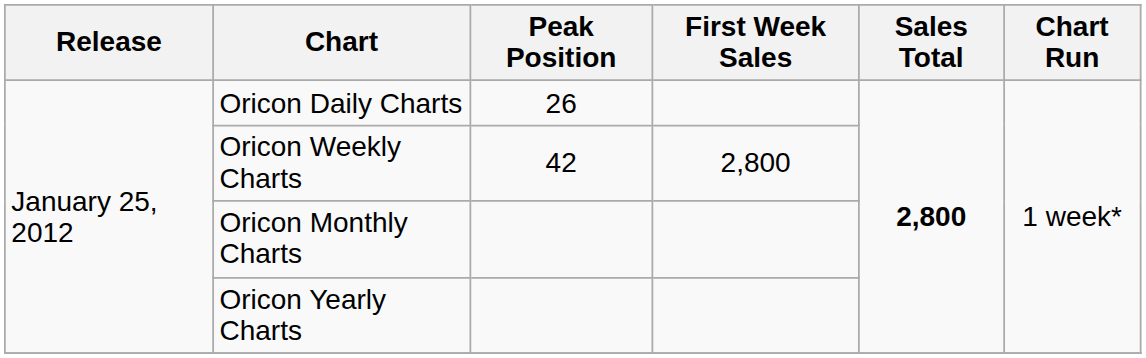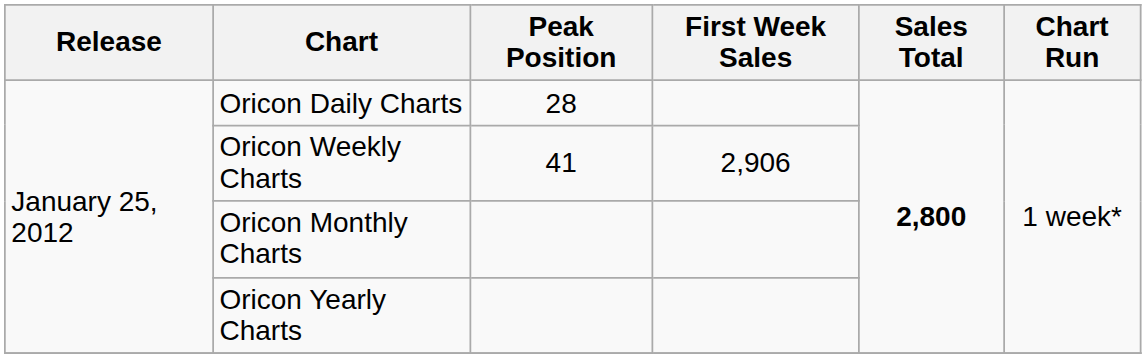(561, 102) 26 -> (561, 102) 28
(561, 162) 42 -> (561, 162) 41
(756, 162) 2,800 -> (756, 162) 2,906
